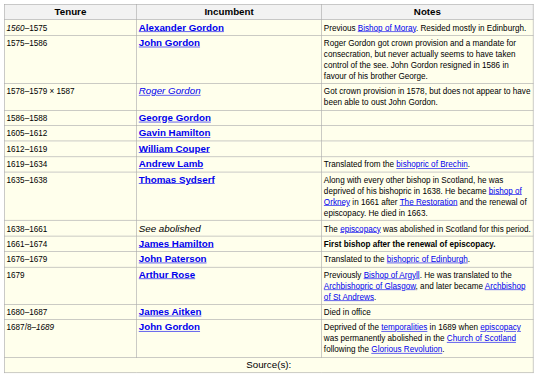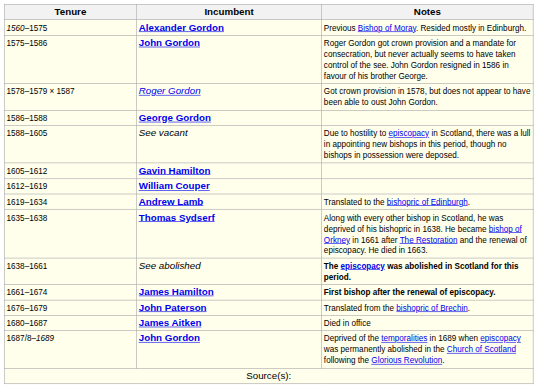+ row: (27, 134)
(397, 165) Translated from the bishopric of Brechin. -> (397, 202) Translated to the bishopric of Edinburgh.
(427, 229) normal -> (421, 271) bold
(397, 259) Translated to the bishopric of Edinburgh. -> (397, 308) Translated from the bishopric of Brechin.
- row: (16, 275)
